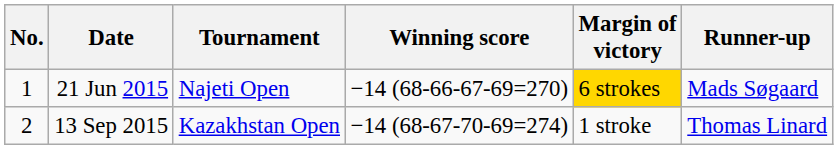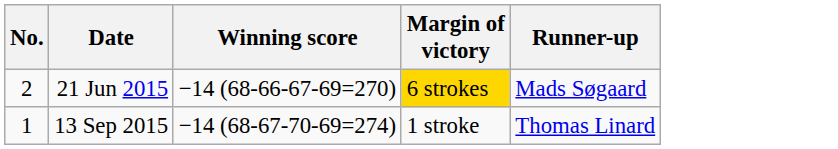- column: (259, 36)
(27, 88) 1 -> (27, 88) 2
(27, 125) 2 -> (27, 125) 1
